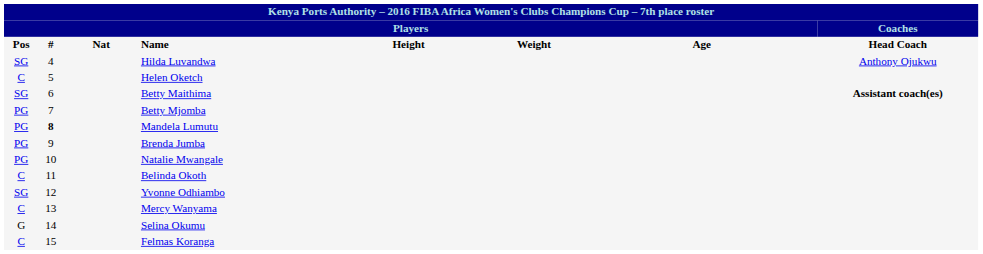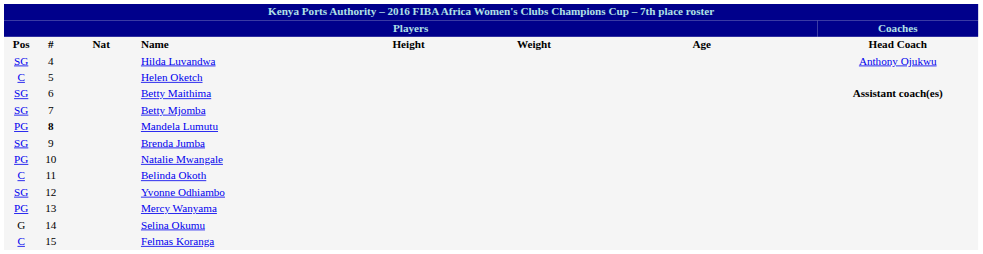(21, 110) PG -> (21, 110) SG
(21, 143) PG -> (21, 143) SG
(21, 209) C -> (21, 209) PG
